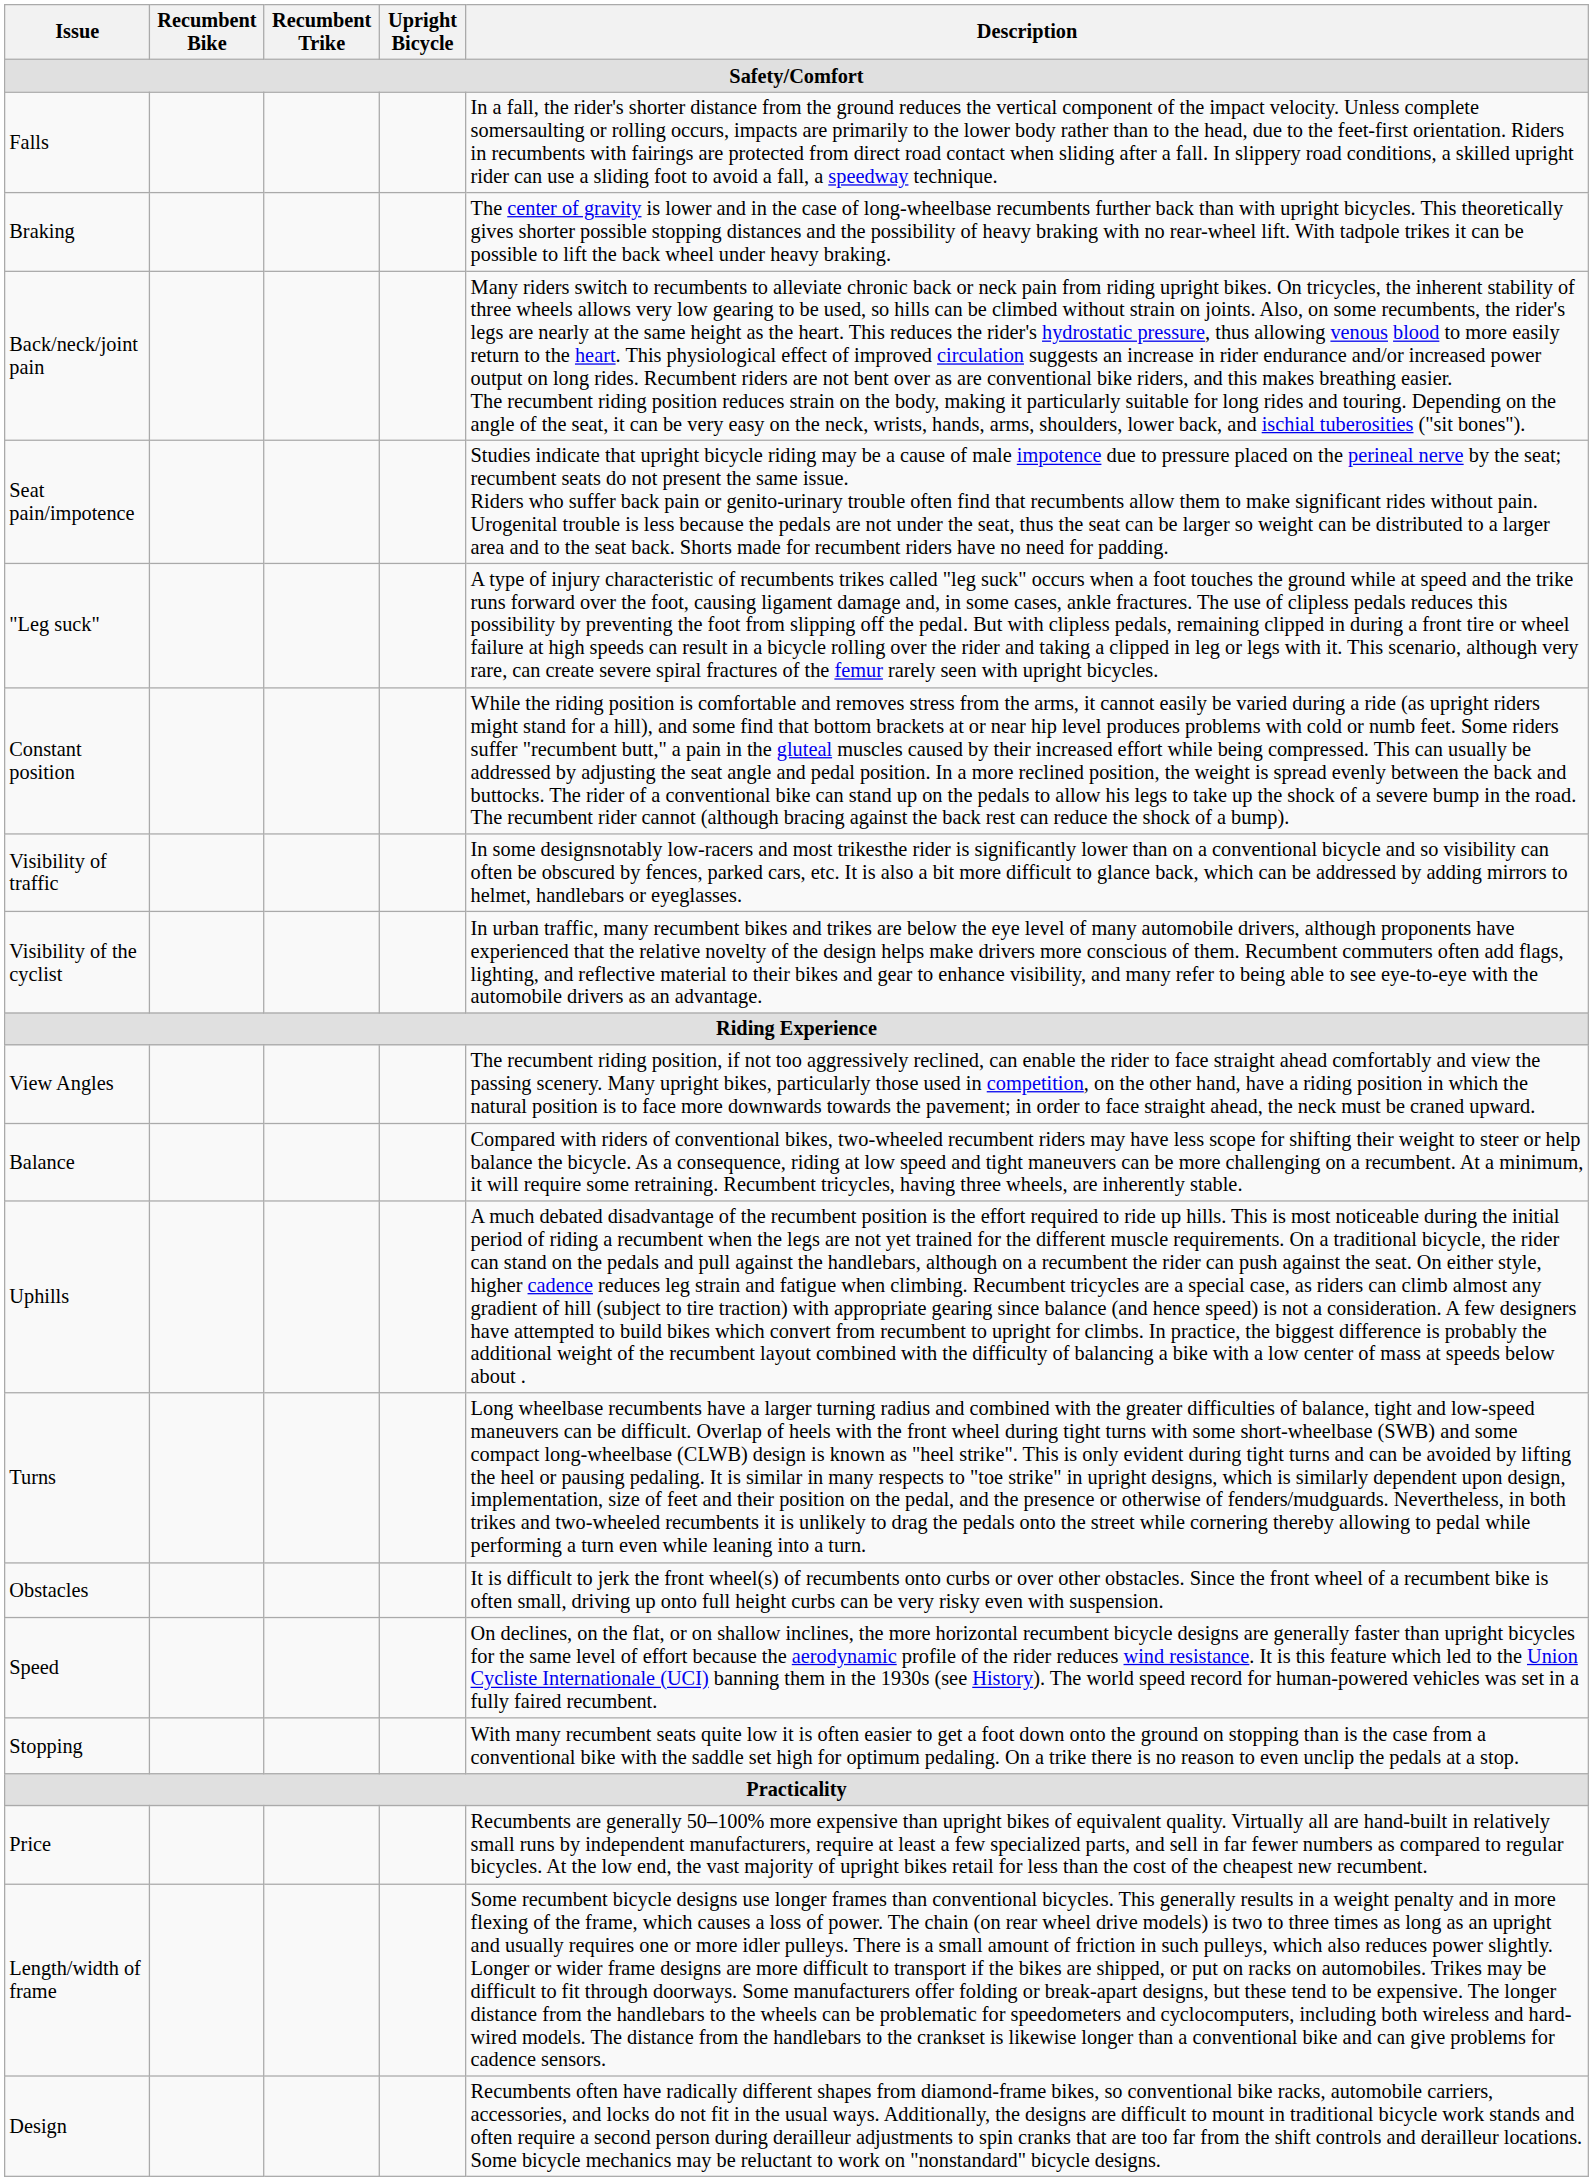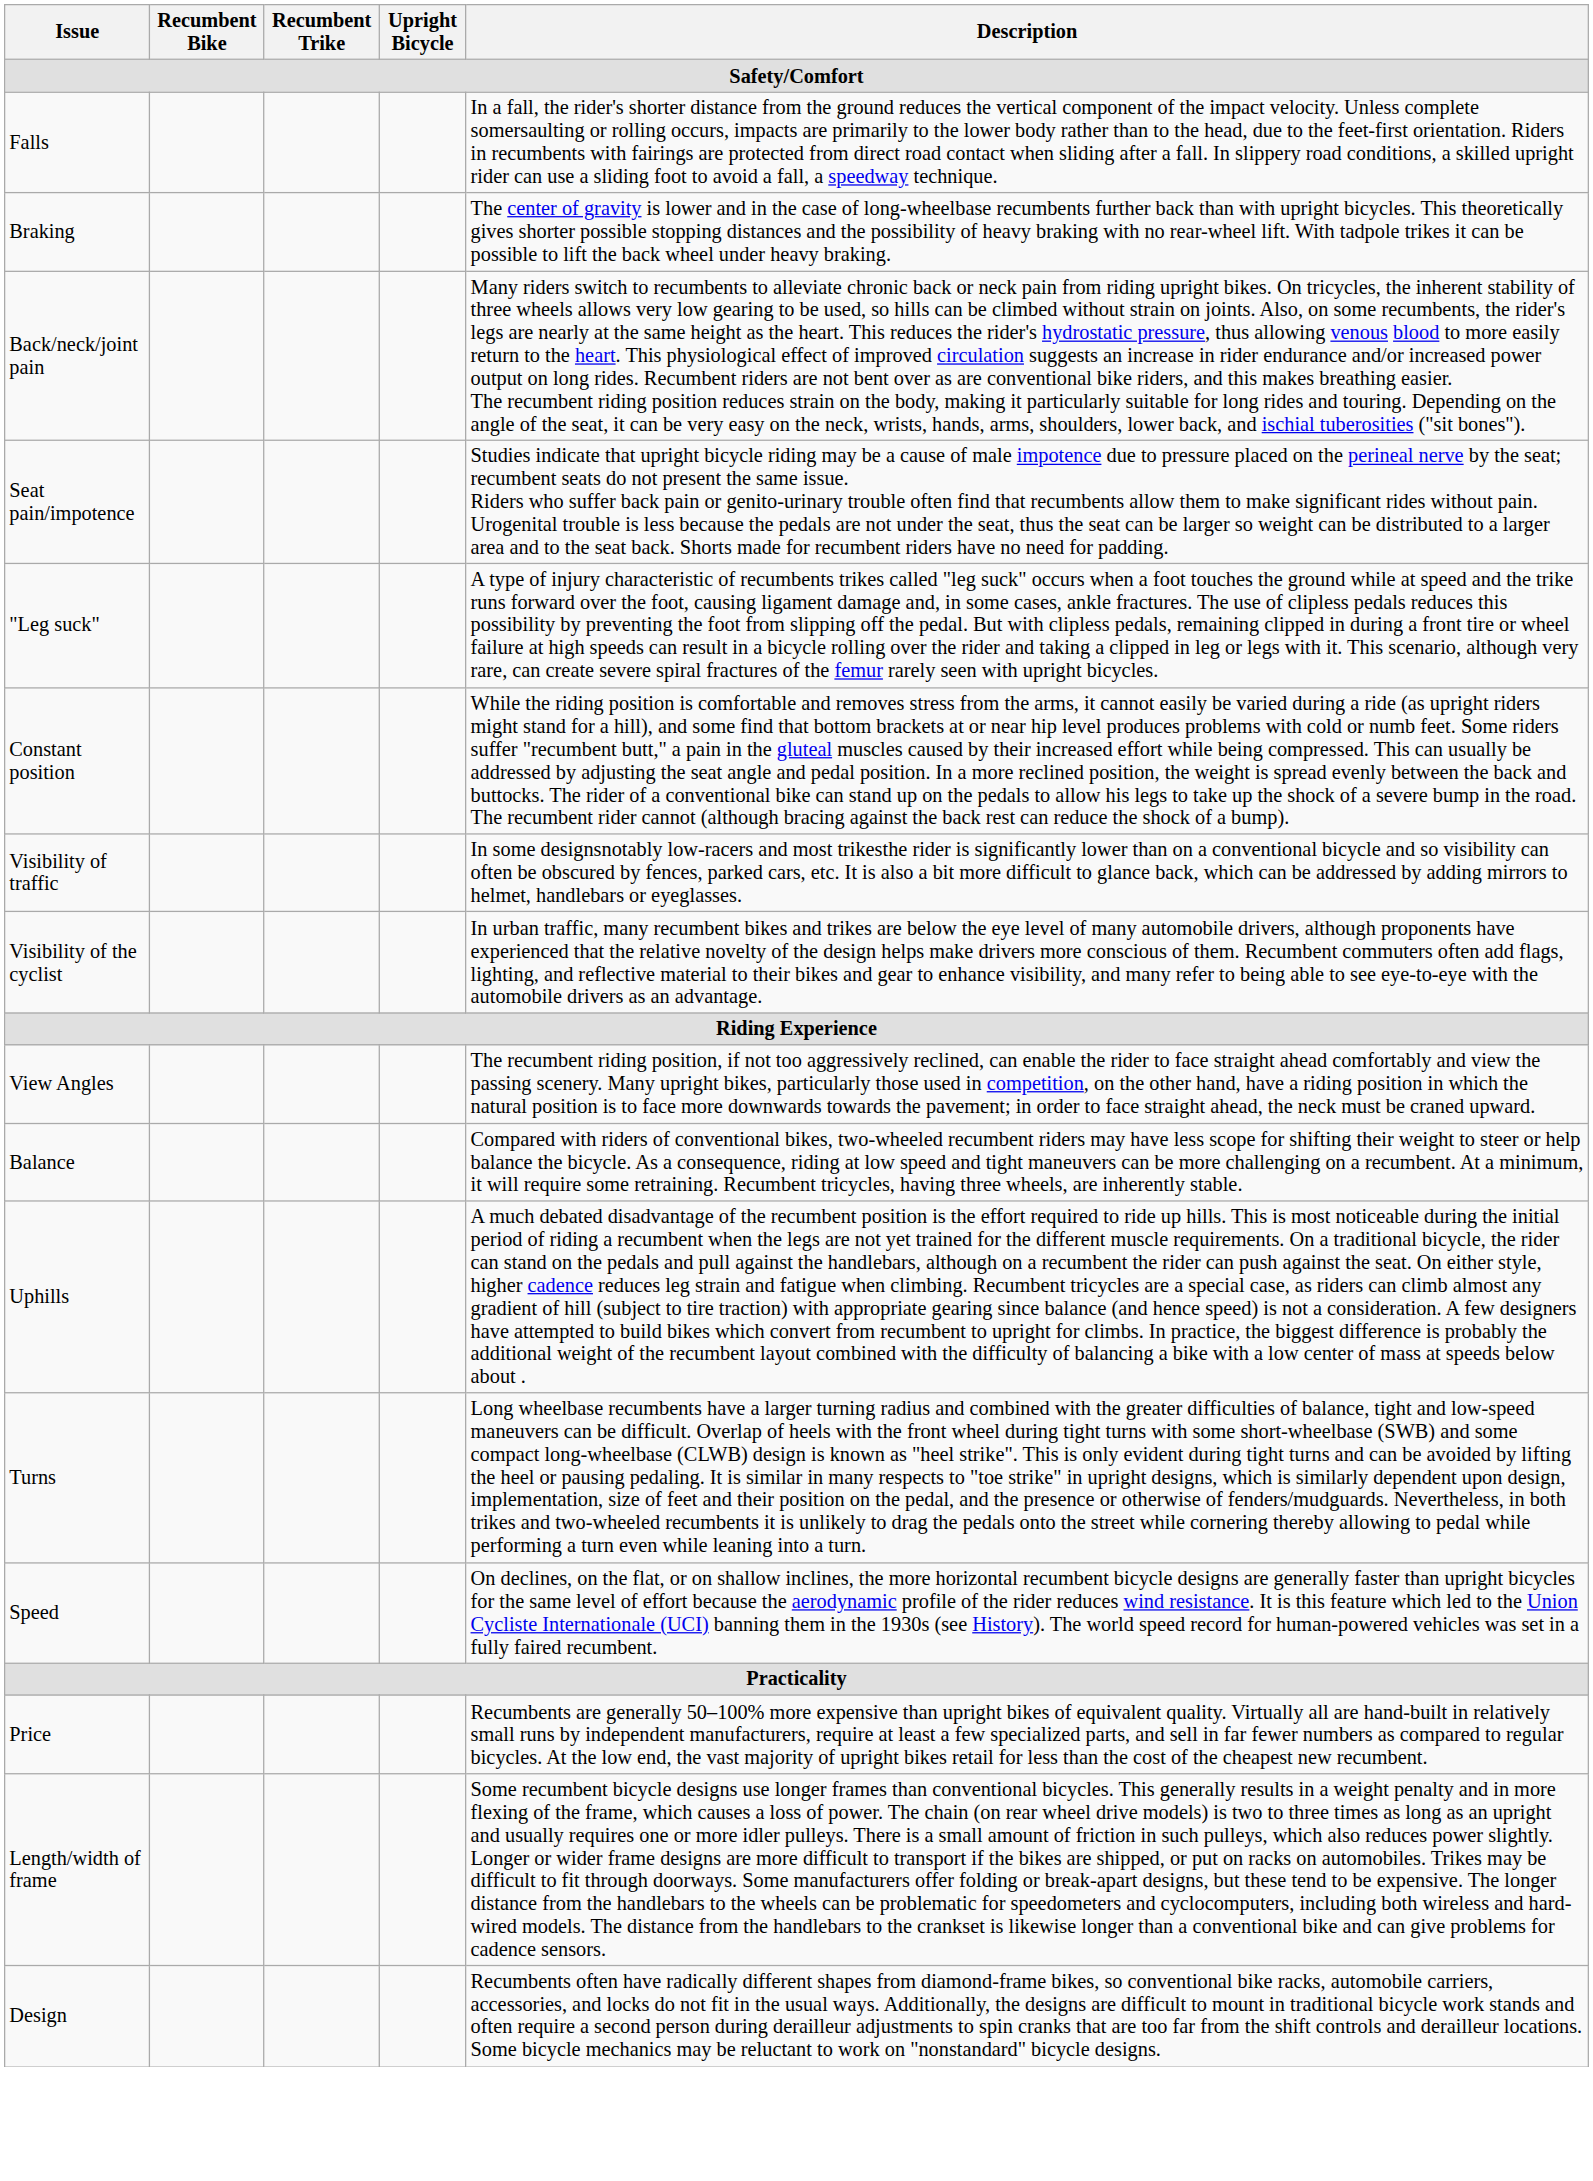- row: (49, 1589)
- row: (46, 1745)
